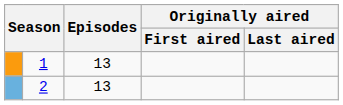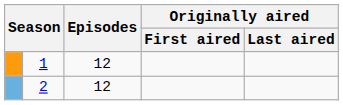(102, 64) 13 -> (102, 64) 12
(102, 88) 13 -> (102, 88) 12
